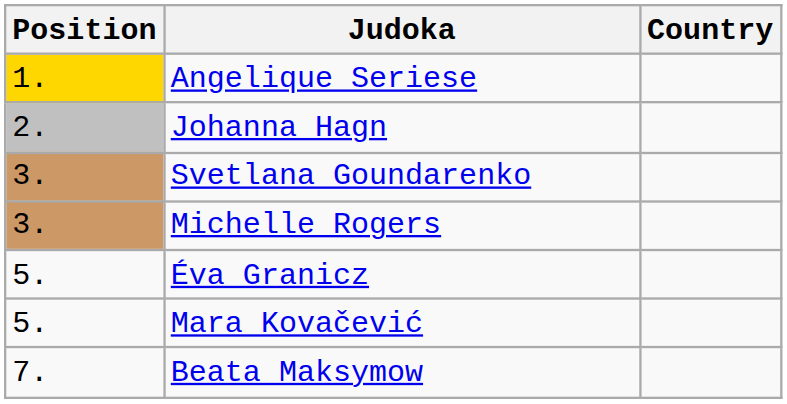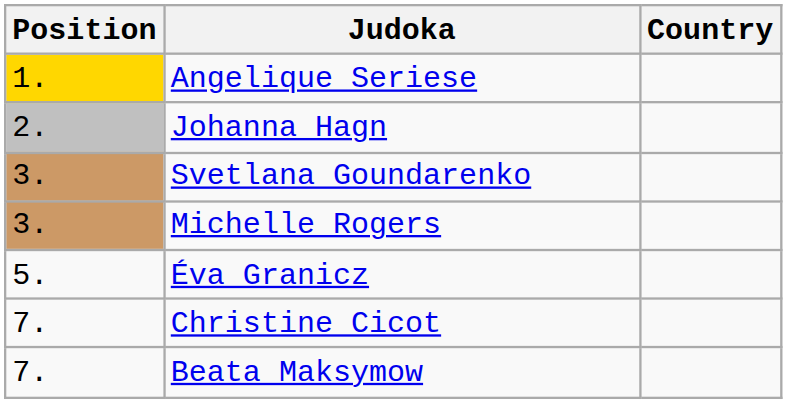- row: (297, 323)
+ row: (306, 323)
